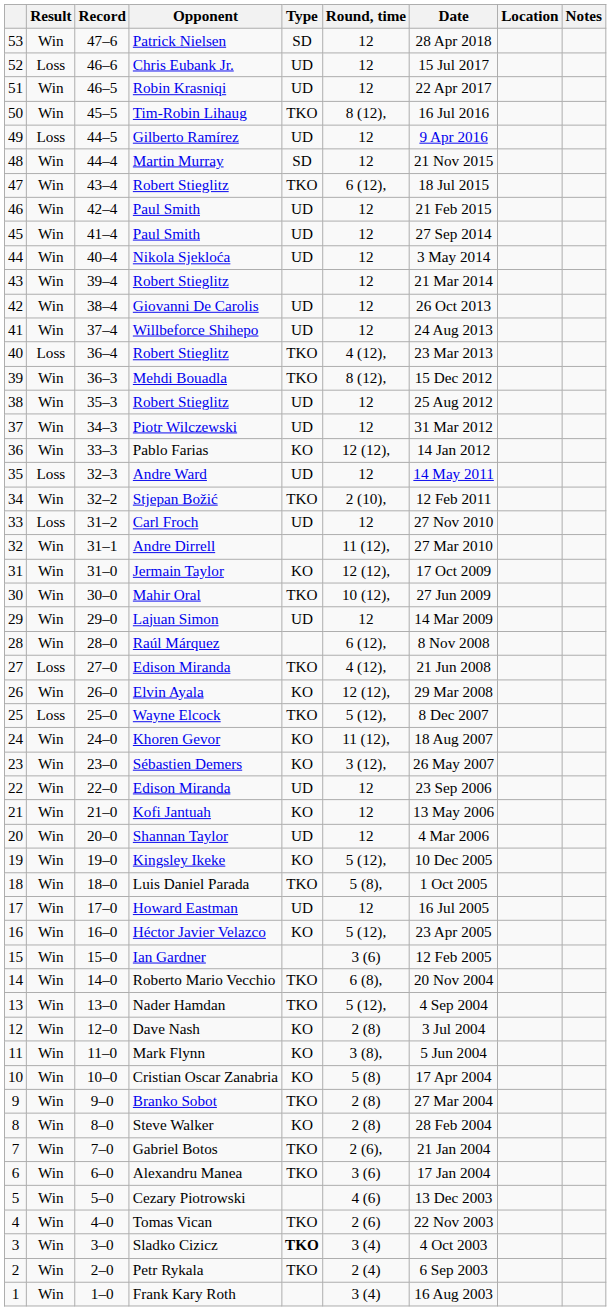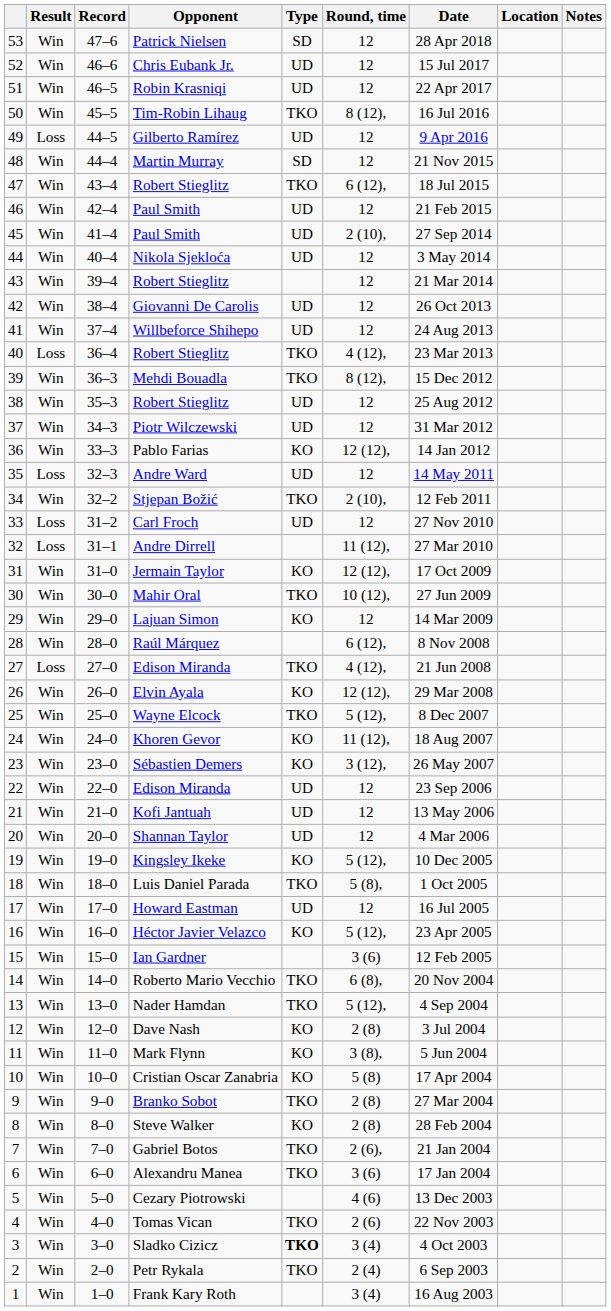(51, 64) Loss -> (51, 64) Win
(366, 233) 12 -> (366, 233) 2 (10),
(51, 546) Win -> (51, 546) Loss
(302, 619) UD -> (302, 619) KO
(51, 715) Loss -> (51, 715) Win
(302, 812) KO -> (302, 812) UD
